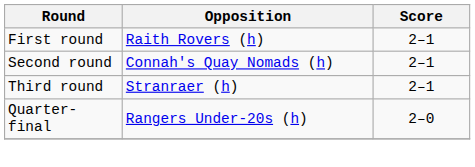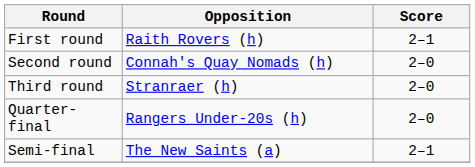(421, 63) 2–1 -> (421, 63) 2–0
(421, 87) 2–1 -> (421, 87) 2–0
+ row: (51, 151)
